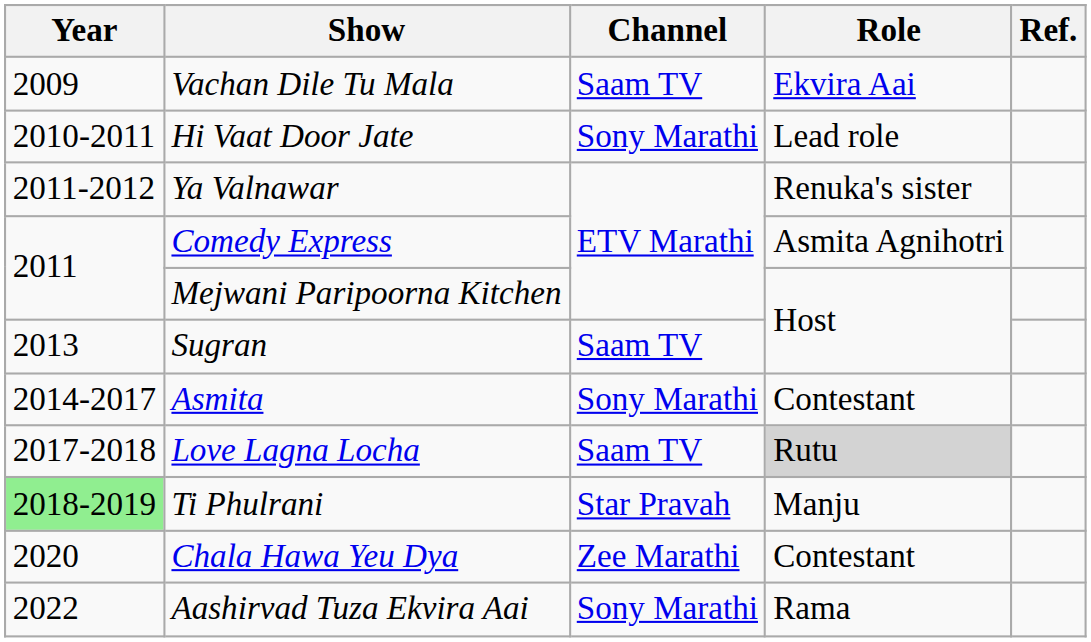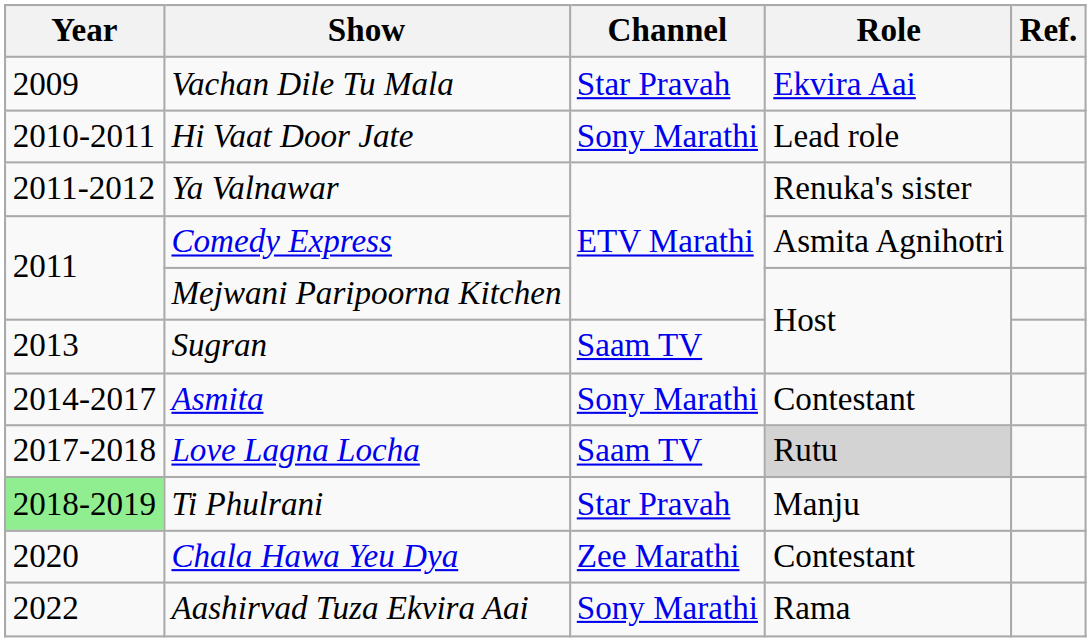(639, 83) Saam TV -> (654, 83) Star Pravah
